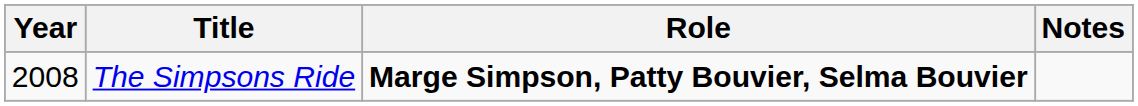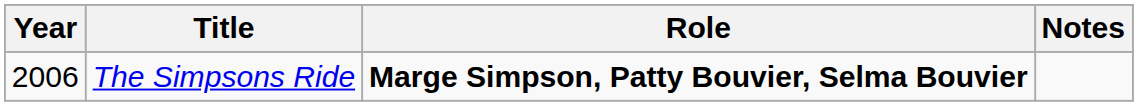(45, 76) 2008 -> (45, 76) 2006
